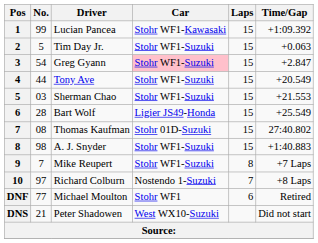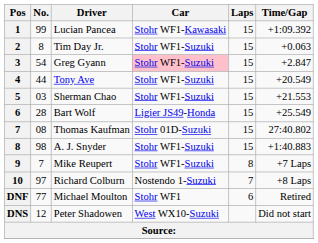(41, 46) 5 -> (41, 46) 8
(41, 213) 21 -> (41, 213) 12
